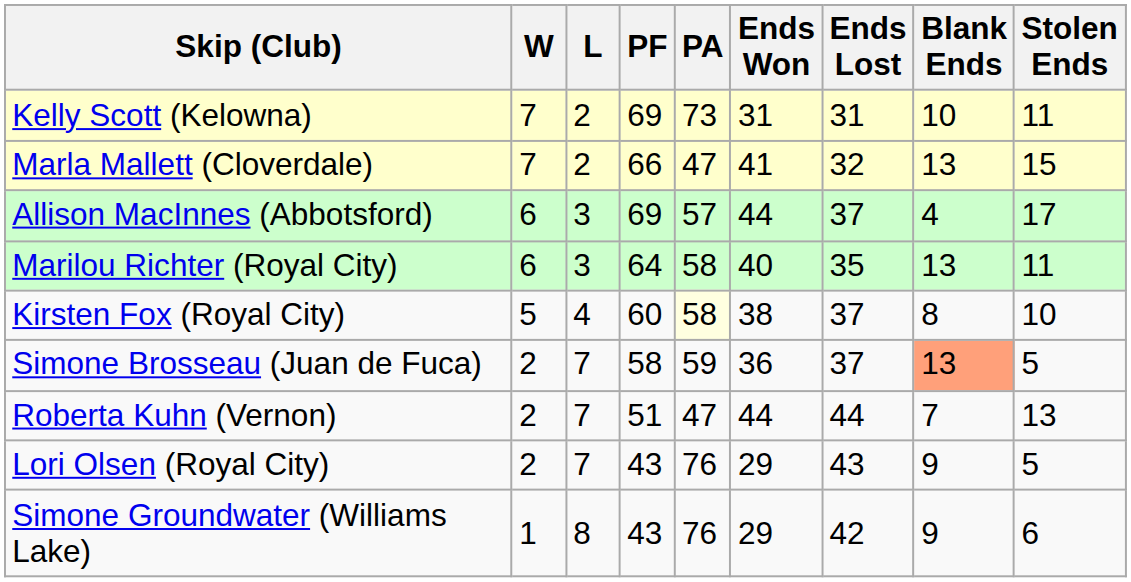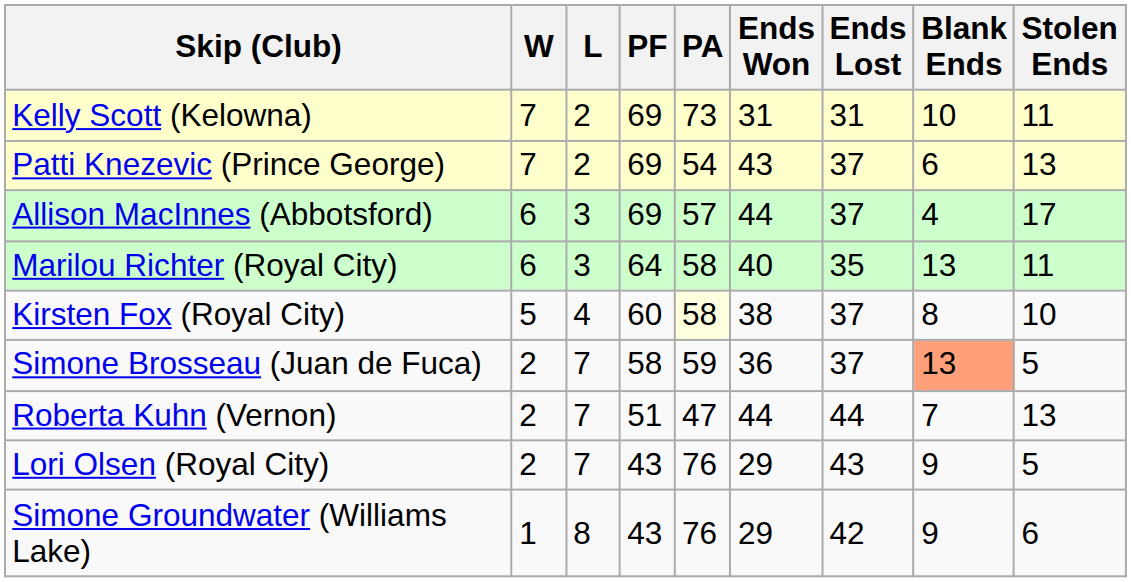+ row: (229, 164)
- row: (193, 164)
